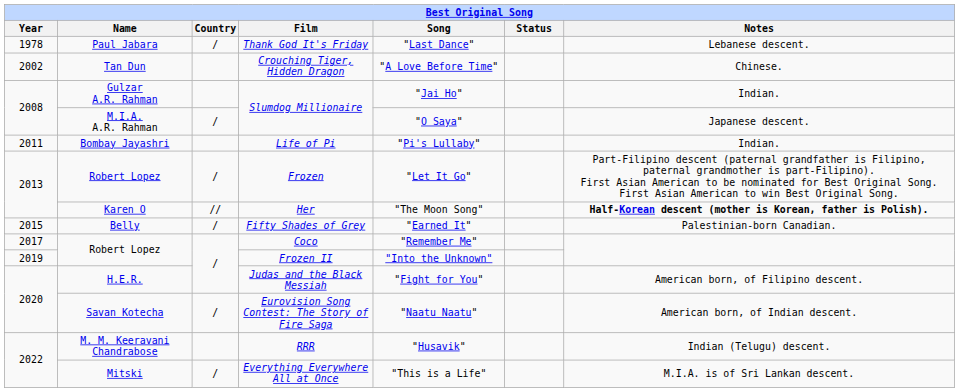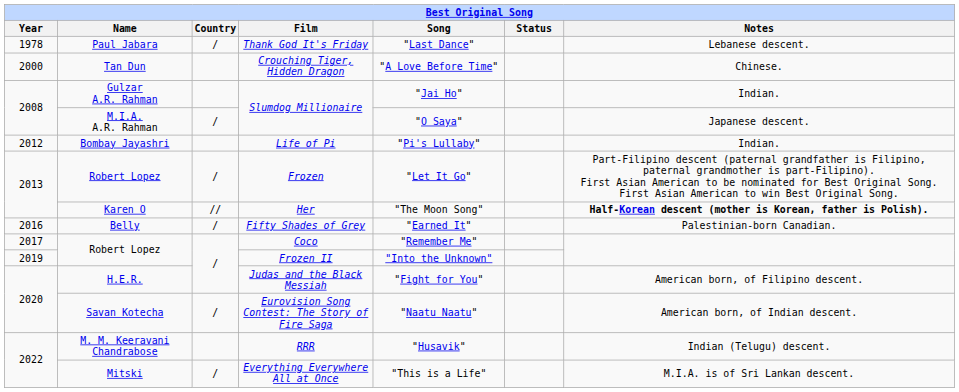(31, 66) 2002 -> (31, 66) 2000
(31, 143) 2011 -> (31, 143) 2012
(31, 226) 2015 -> (31, 226) 2016
